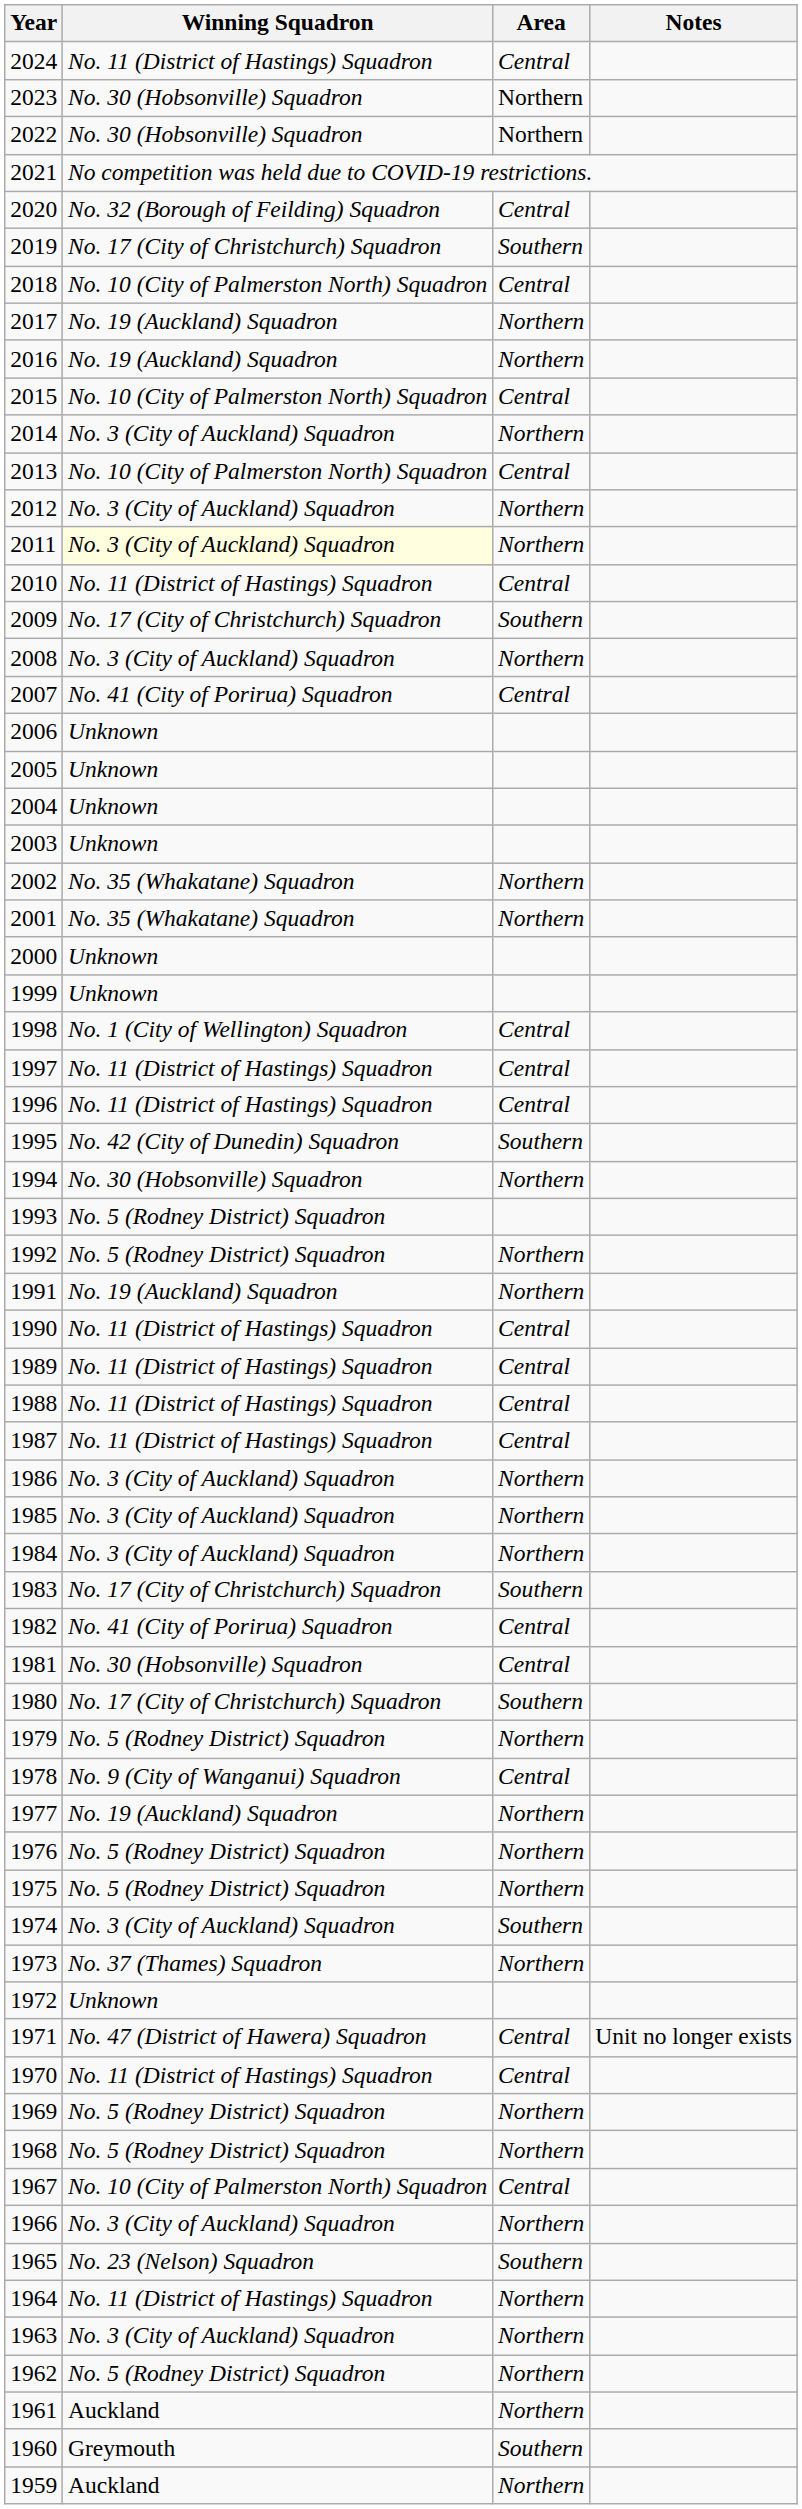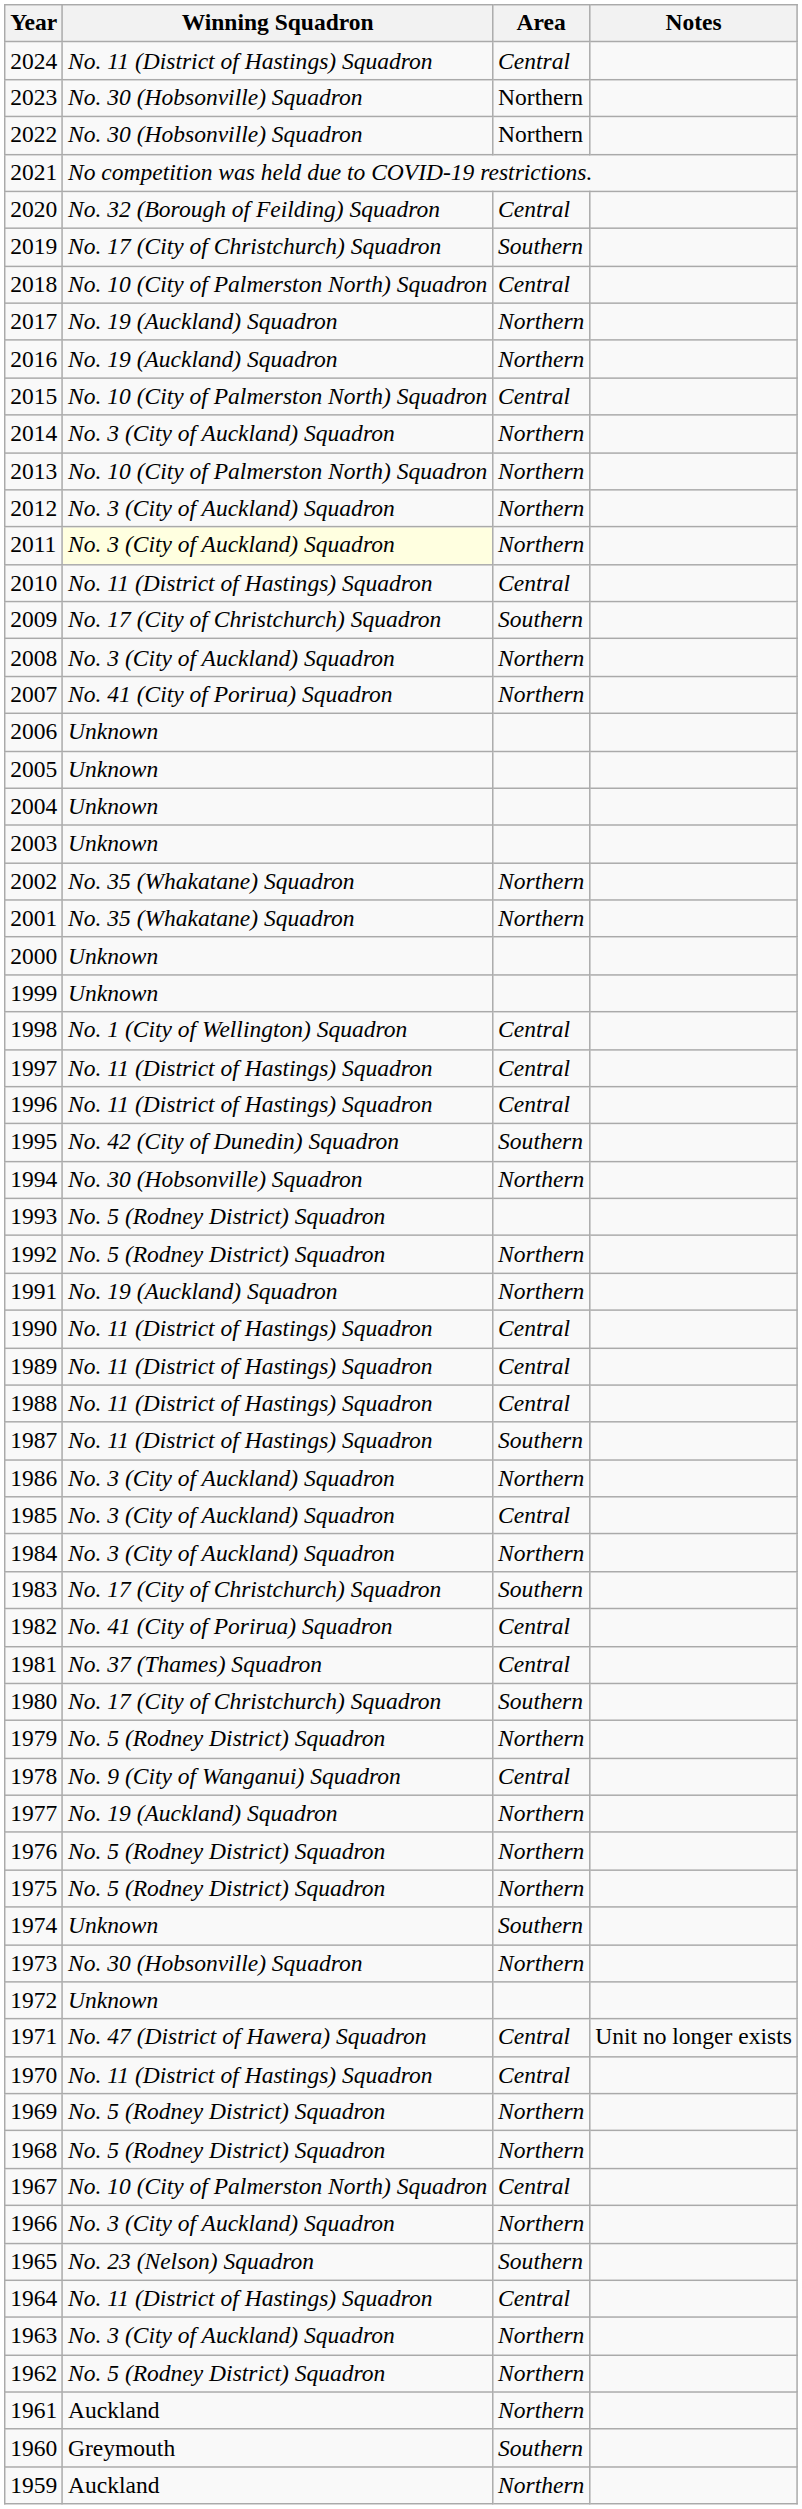(534, 470) Central -> (541, 470) Northern
(534, 694) Central -> (541, 694) Northern
(534, 1440) Central -> (541, 1440) Southern
(541, 1515) Northern -> (534, 1515) Central
(215, 1664) No. 30 (Hobsonville) Squadron -> (195, 1664) No. 37 (Thames) Squadron
(231, 1925) No. 3 (City of Auckland) Squadron -> (113, 1925) Unknown
(195, 1962) No. 37 (Thames) Squadron -> (215, 1962) No. 30 (Hobsonville) Squadron
(541, 2298) Northern -> (534, 2298) Central
